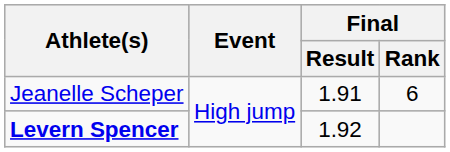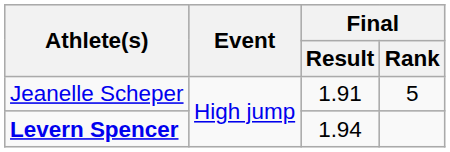(412, 94) 6 -> (412, 94) 5
(340, 129) 1.92 -> (340, 129) 1.94
